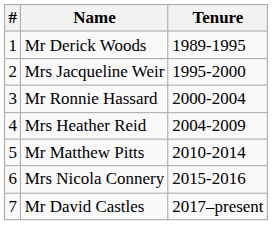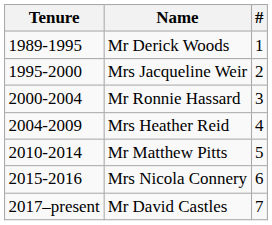columns swapped: (13, 17) <-> (218, 17)
